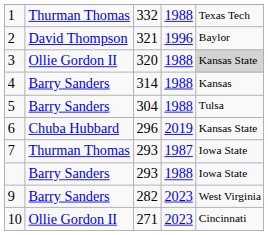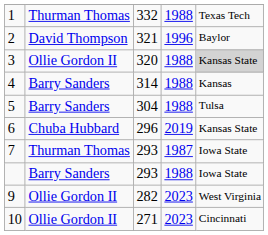(69, 196) Barry Sanders -> (73, 196) Ollie Gordon II
